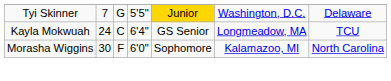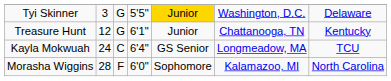(105, 13) 7 -> (105, 13) 3
+ row: (50, 31)
(105, 48) 30 -> (105, 66) 28
